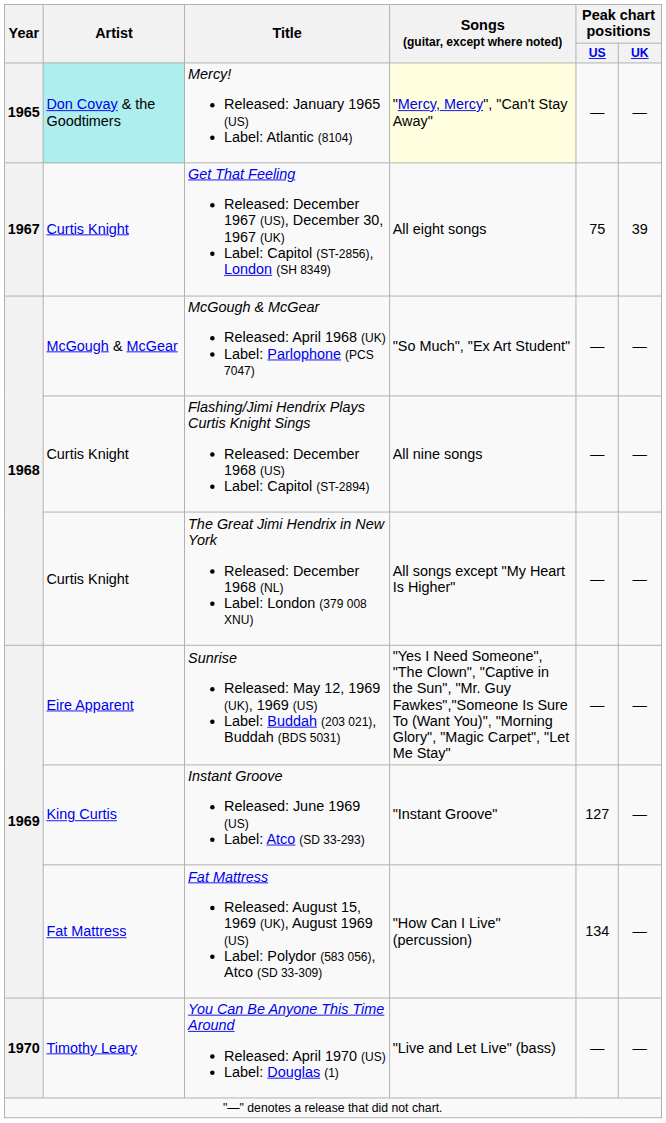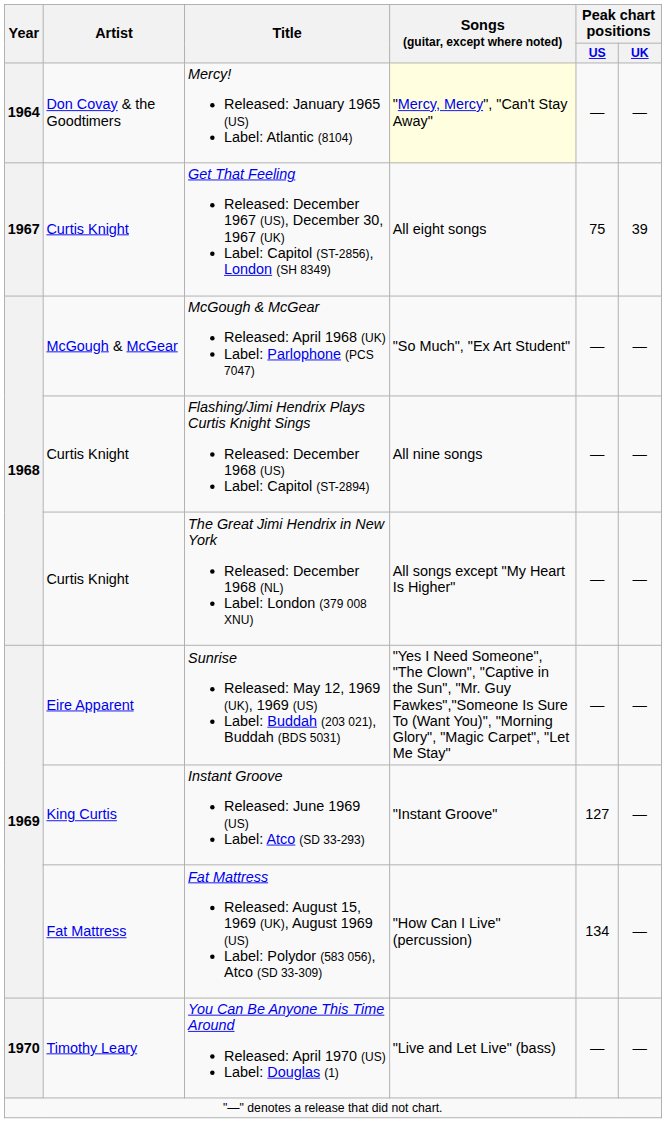(24, 112) 1965 -> (24, 112) 1964
(101, 112) paleturquoise background -> (101, 112) no background
